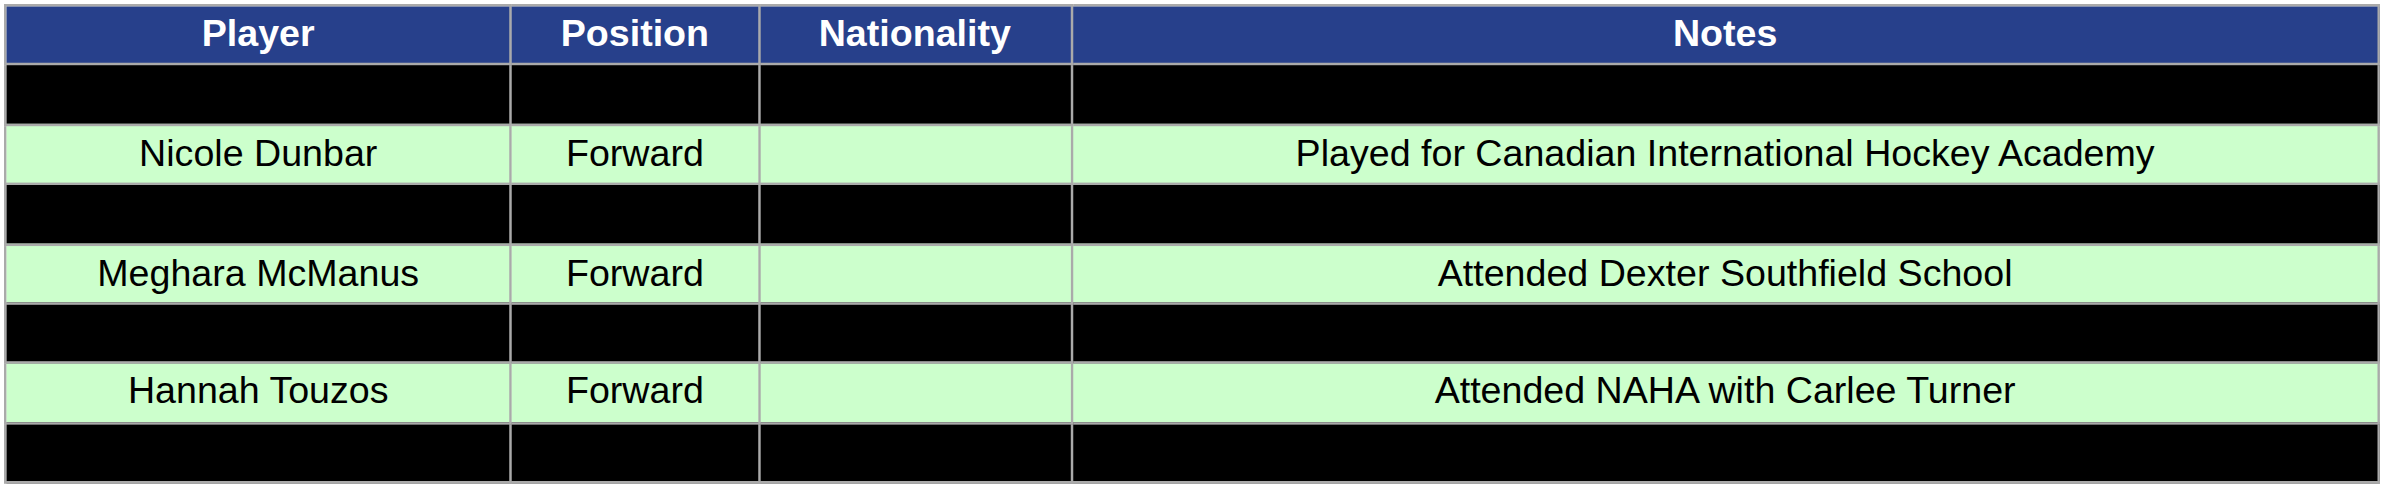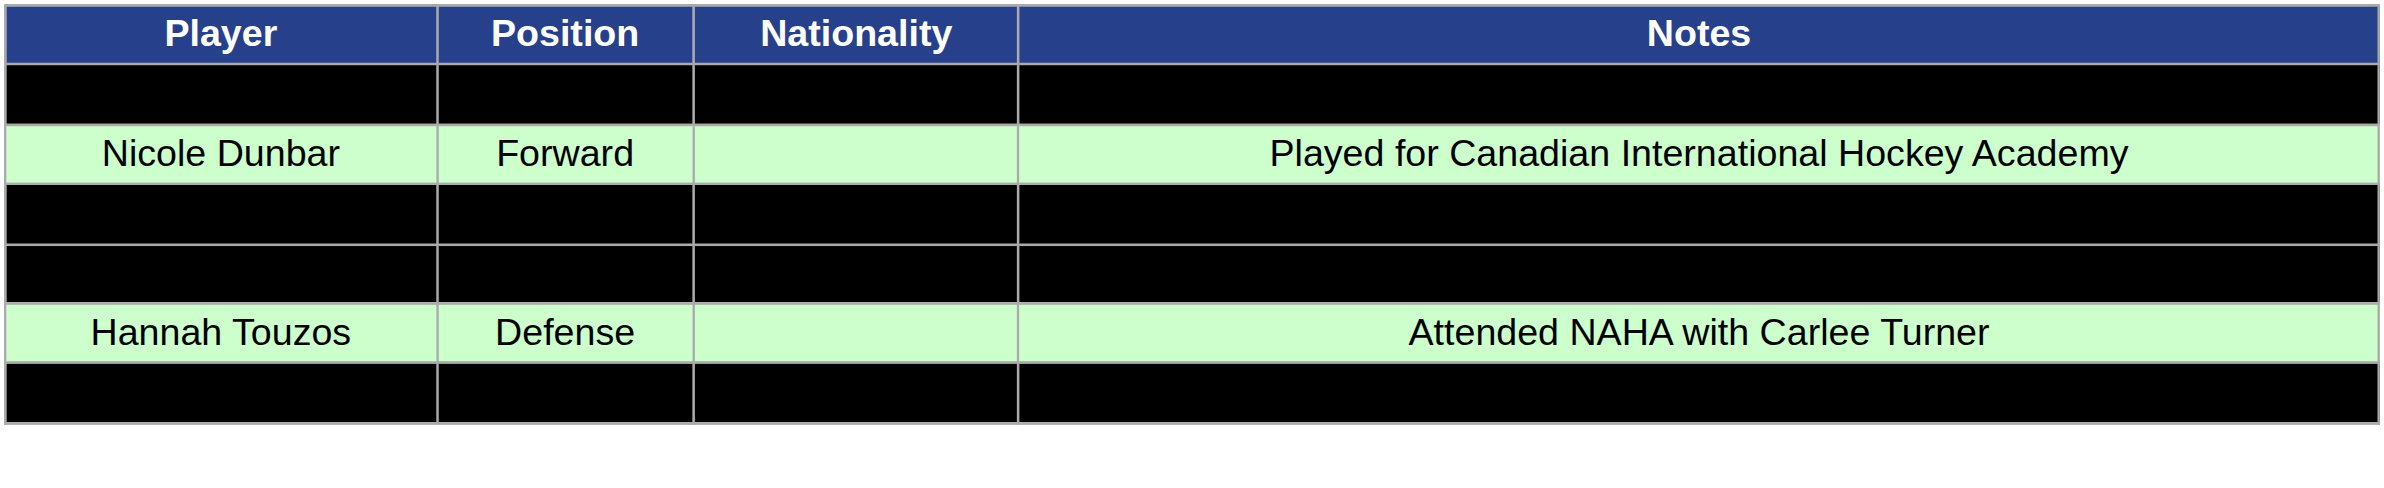- row: (258, 272)
(635, 332) Defense -> (565, 272) Forward
(635, 392) Forward -> (565, 332) Defense
